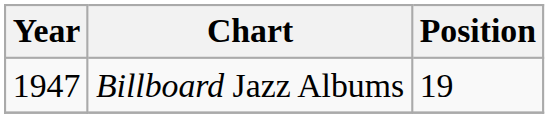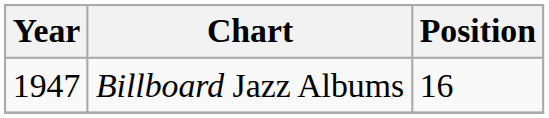(437, 84) 19 -> (437, 84) 16
